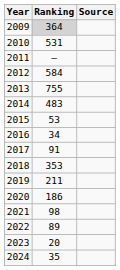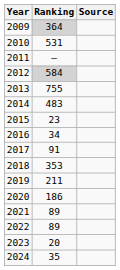(54, 74) no background -> (54, 74) lightgrey background
(54, 120) 53 -> (54, 120) 23
(54, 212) 98 -> (54, 212) 89
